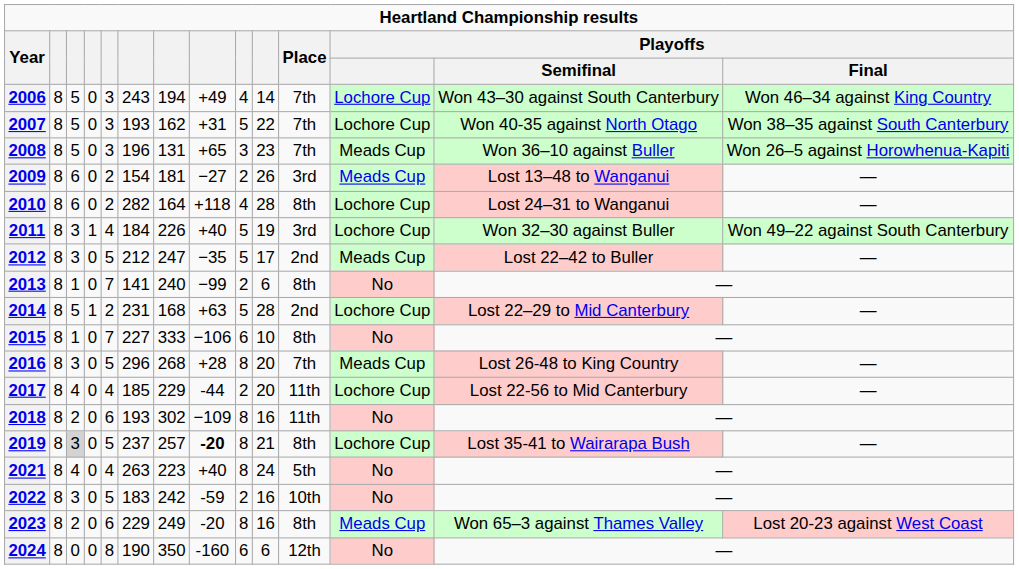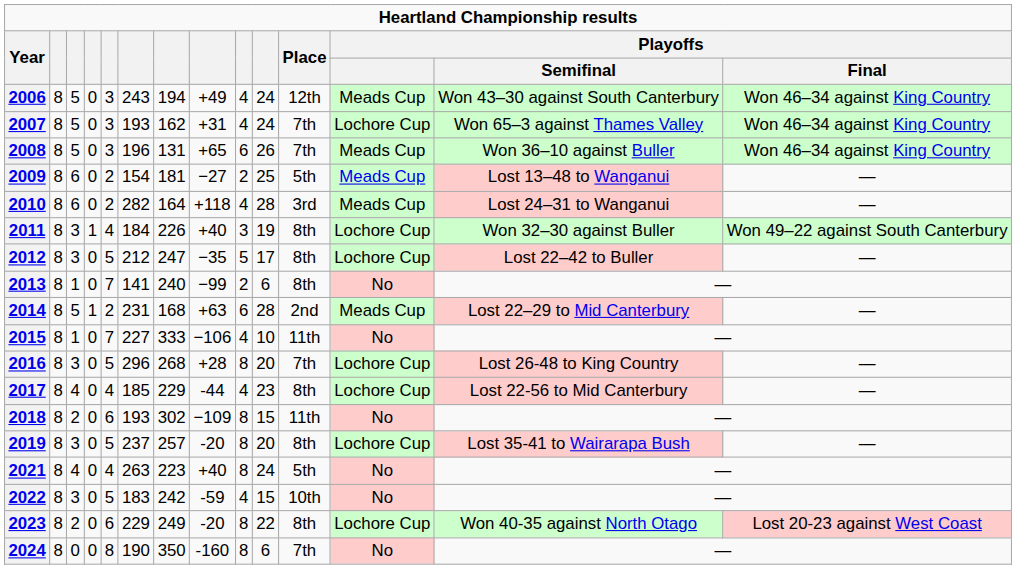(265, 97) 14 -> (265, 97) 24
(305, 97) 7th -> (305, 97) 12th
(382, 97) Lochore Cup -> (382, 97) Meads Cup
(244, 124) 5 -> (244, 124) 4
(265, 124) 22 -> (265, 124) 24
(579, 124) Won 40-35 against North Otago -> (579, 124) Won 65–3 against Thames Valley
(868, 124) Won 38–35 against South Canterbury -> (867, 124) Won 46–34 against King Country
(244, 151) 3 -> (244, 151) 6
(265, 151) 23 -> (265, 151) 26
(868, 151) Won 26–5 against Horowhenua-Kapiti -> (867, 151) Won 46–34 against King Country
(265, 177) 26 -> (265, 177) 25
(305, 177) 3rd -> (305, 177) 5th
(305, 204) 8th -> (305, 204) 3rd
(382, 204) Lochore Cup -> (382, 204) Meads Cup
(244, 230) 5 -> (244, 230) 3
(305, 230) 3rd -> (305, 230) 8th
(305, 257) 2nd -> (305, 257) 8th
(382, 257) Meads Cup -> (382, 257) Lochore Cup
(244, 310) 5 -> (244, 310) 6
(382, 310) Lochore Cup -> (382, 310) Meads Cup
(244, 337) 6 -> (244, 337) 4
(305, 337) 8th -> (305, 337) 11th
(382, 364) Meads Cup -> (382, 364) Lochore Cup
(244, 390) 2 -> (244, 390) 4
(265, 390) 20 -> (265, 390) 23
(305, 390) 11th -> (305, 390) 8th
(265, 417) 16 -> (265, 417) 15
(75, 444) lightgrey background -> (75, 444) no background
(212, 444) bold -> (212, 444) normal
(265, 444) 21 -> (265, 444) 20
(244, 497) 2 -> (244, 497) 4
(265, 497) 16 -> (265, 497) 15
(265, 524) 16 -> (265, 524) 22
(382, 524) Meads Cup -> (382, 524) Lochore Cup
(579, 524) Won 65–3 against Thames Valley -> (579, 524) Won 40-35 against North Otago
(244, 550) 6 -> (244, 550) 8
(305, 550) 12th -> (305, 550) 7th
